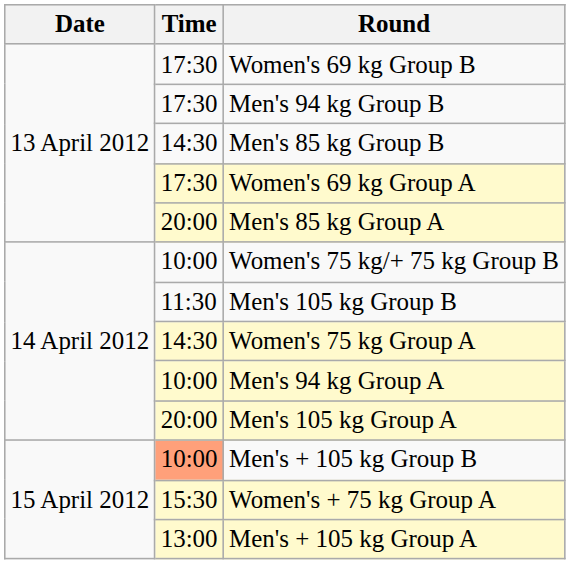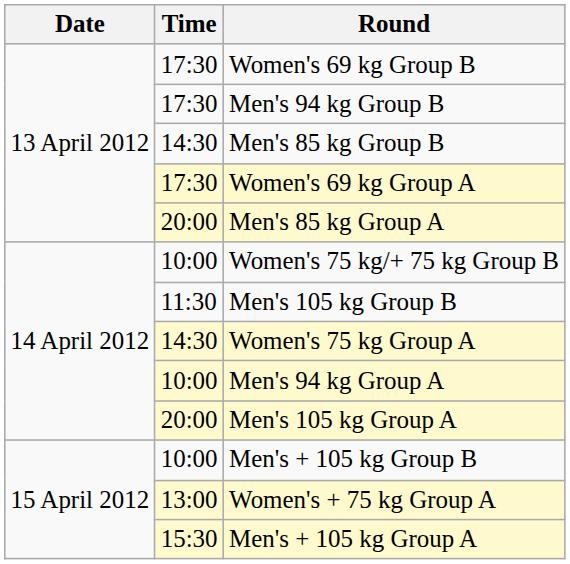(189, 459) lightsalmon background -> (189, 459) no background
(189, 499) 15:30 -> (189, 499) 13:00
(189, 538) 13:00 -> (189, 538) 15:30
